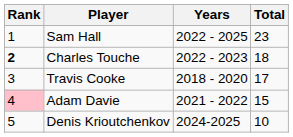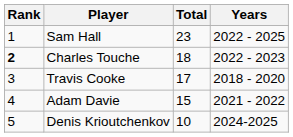columns swapped: (212, 15) <-> (270, 15)
(11, 100) pink background -> (11, 100) no background
